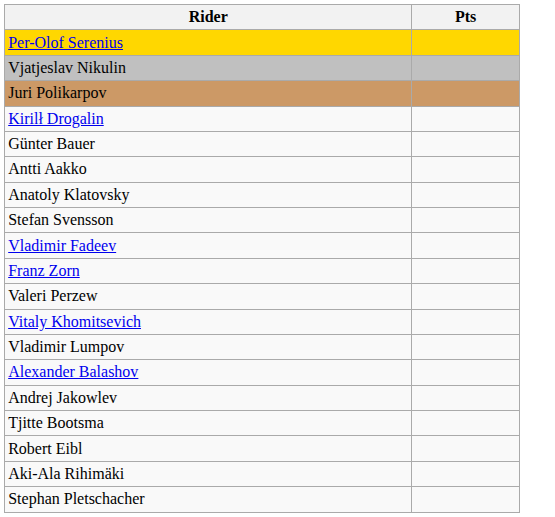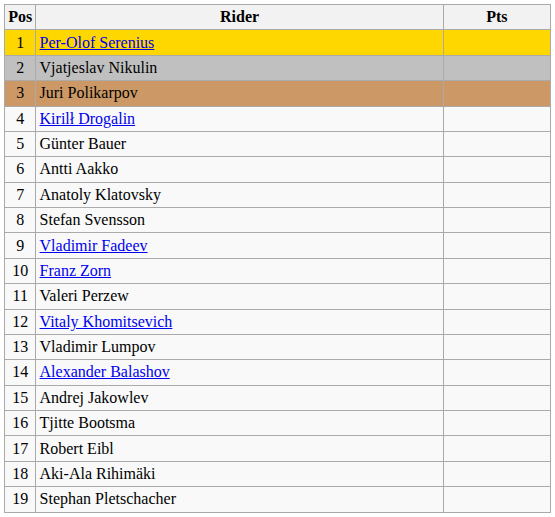+ column: (20, 17)
